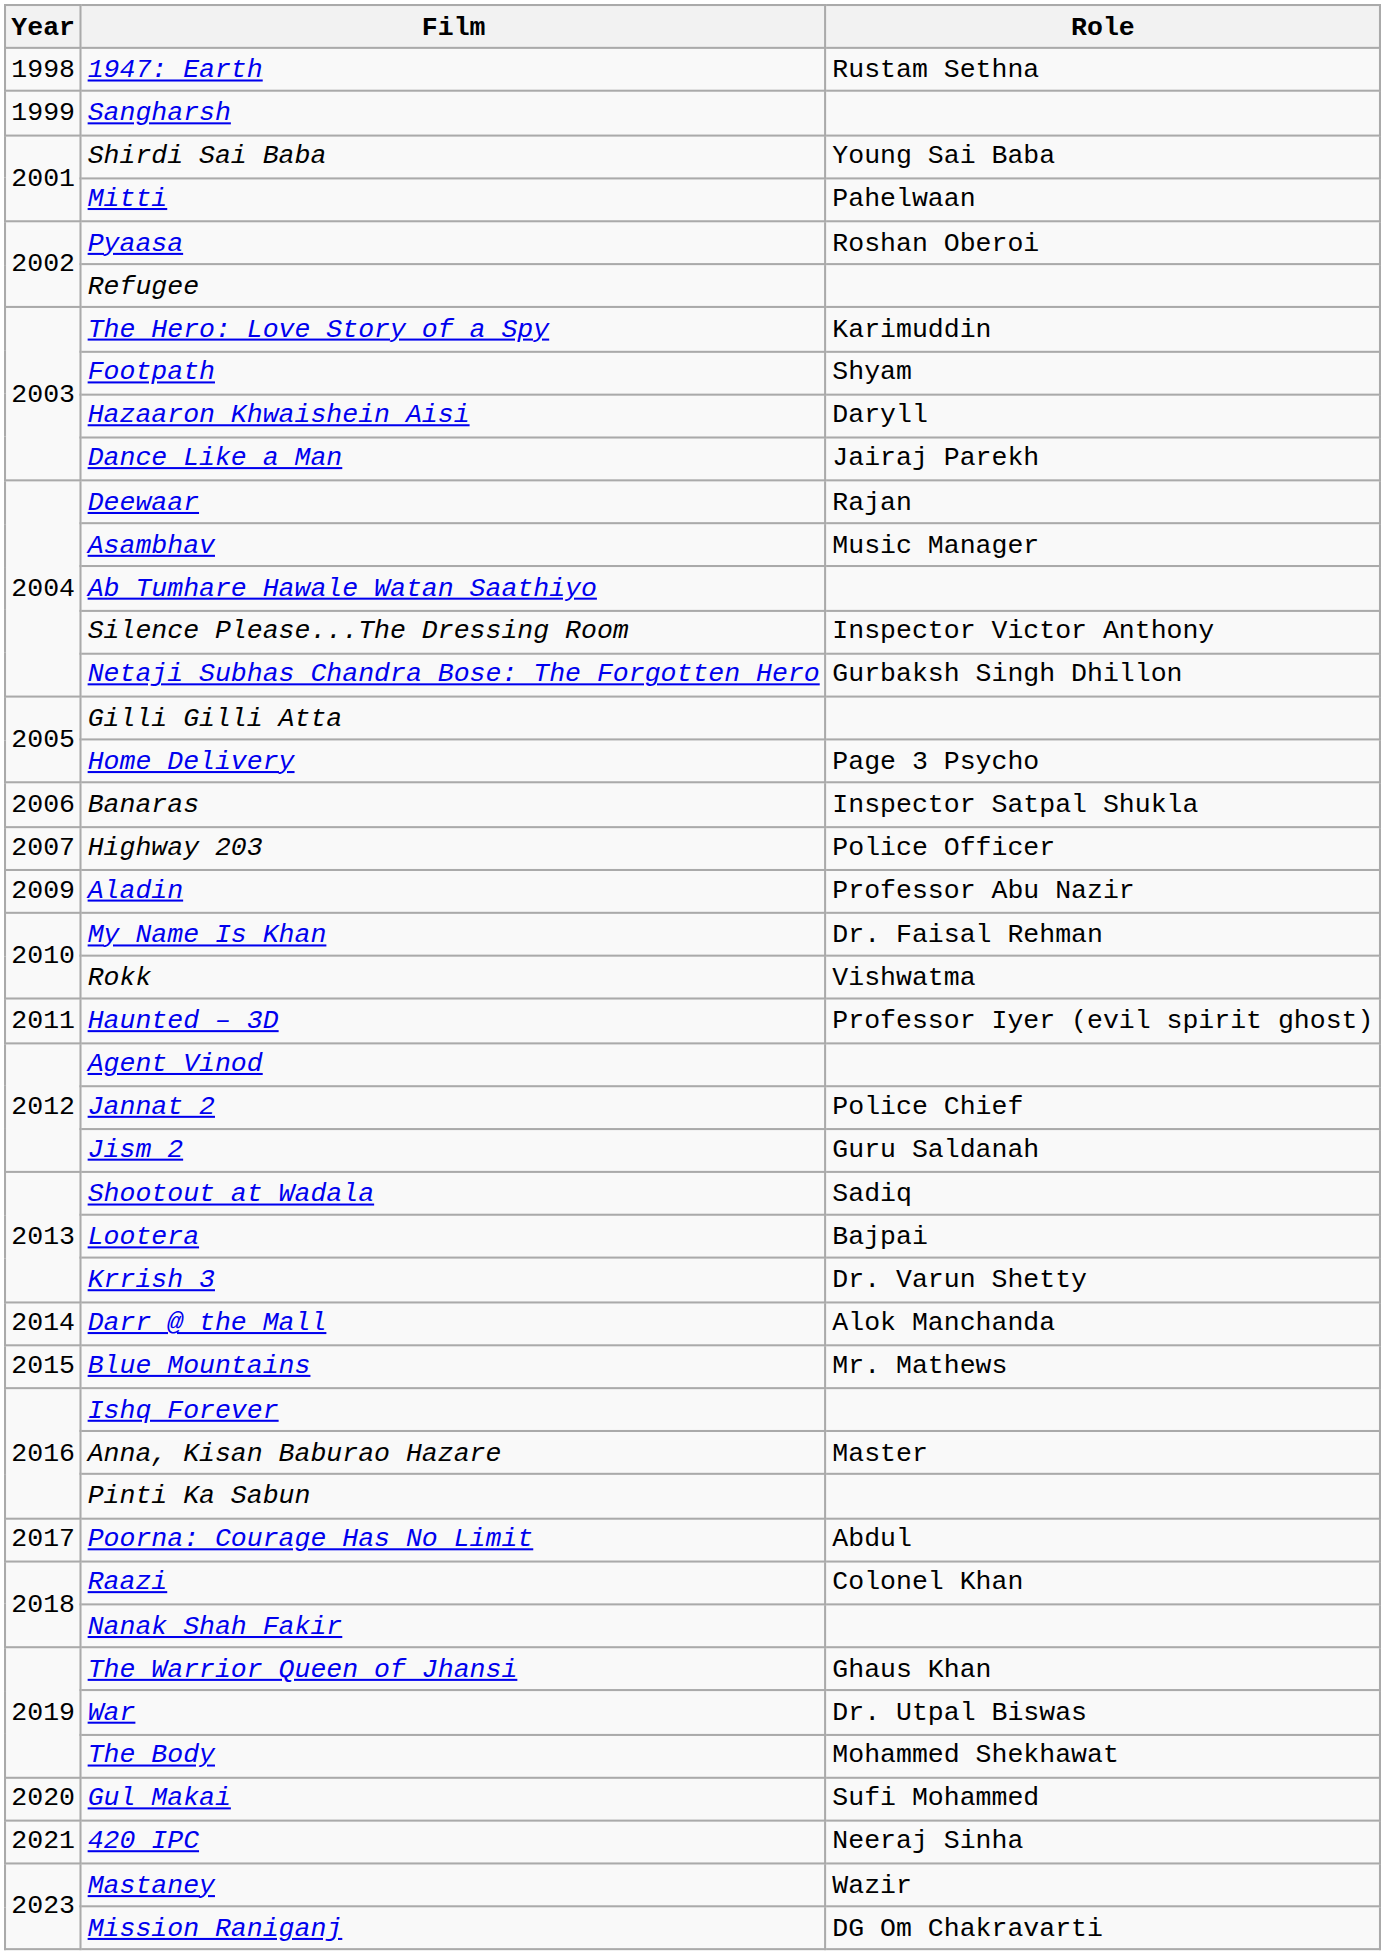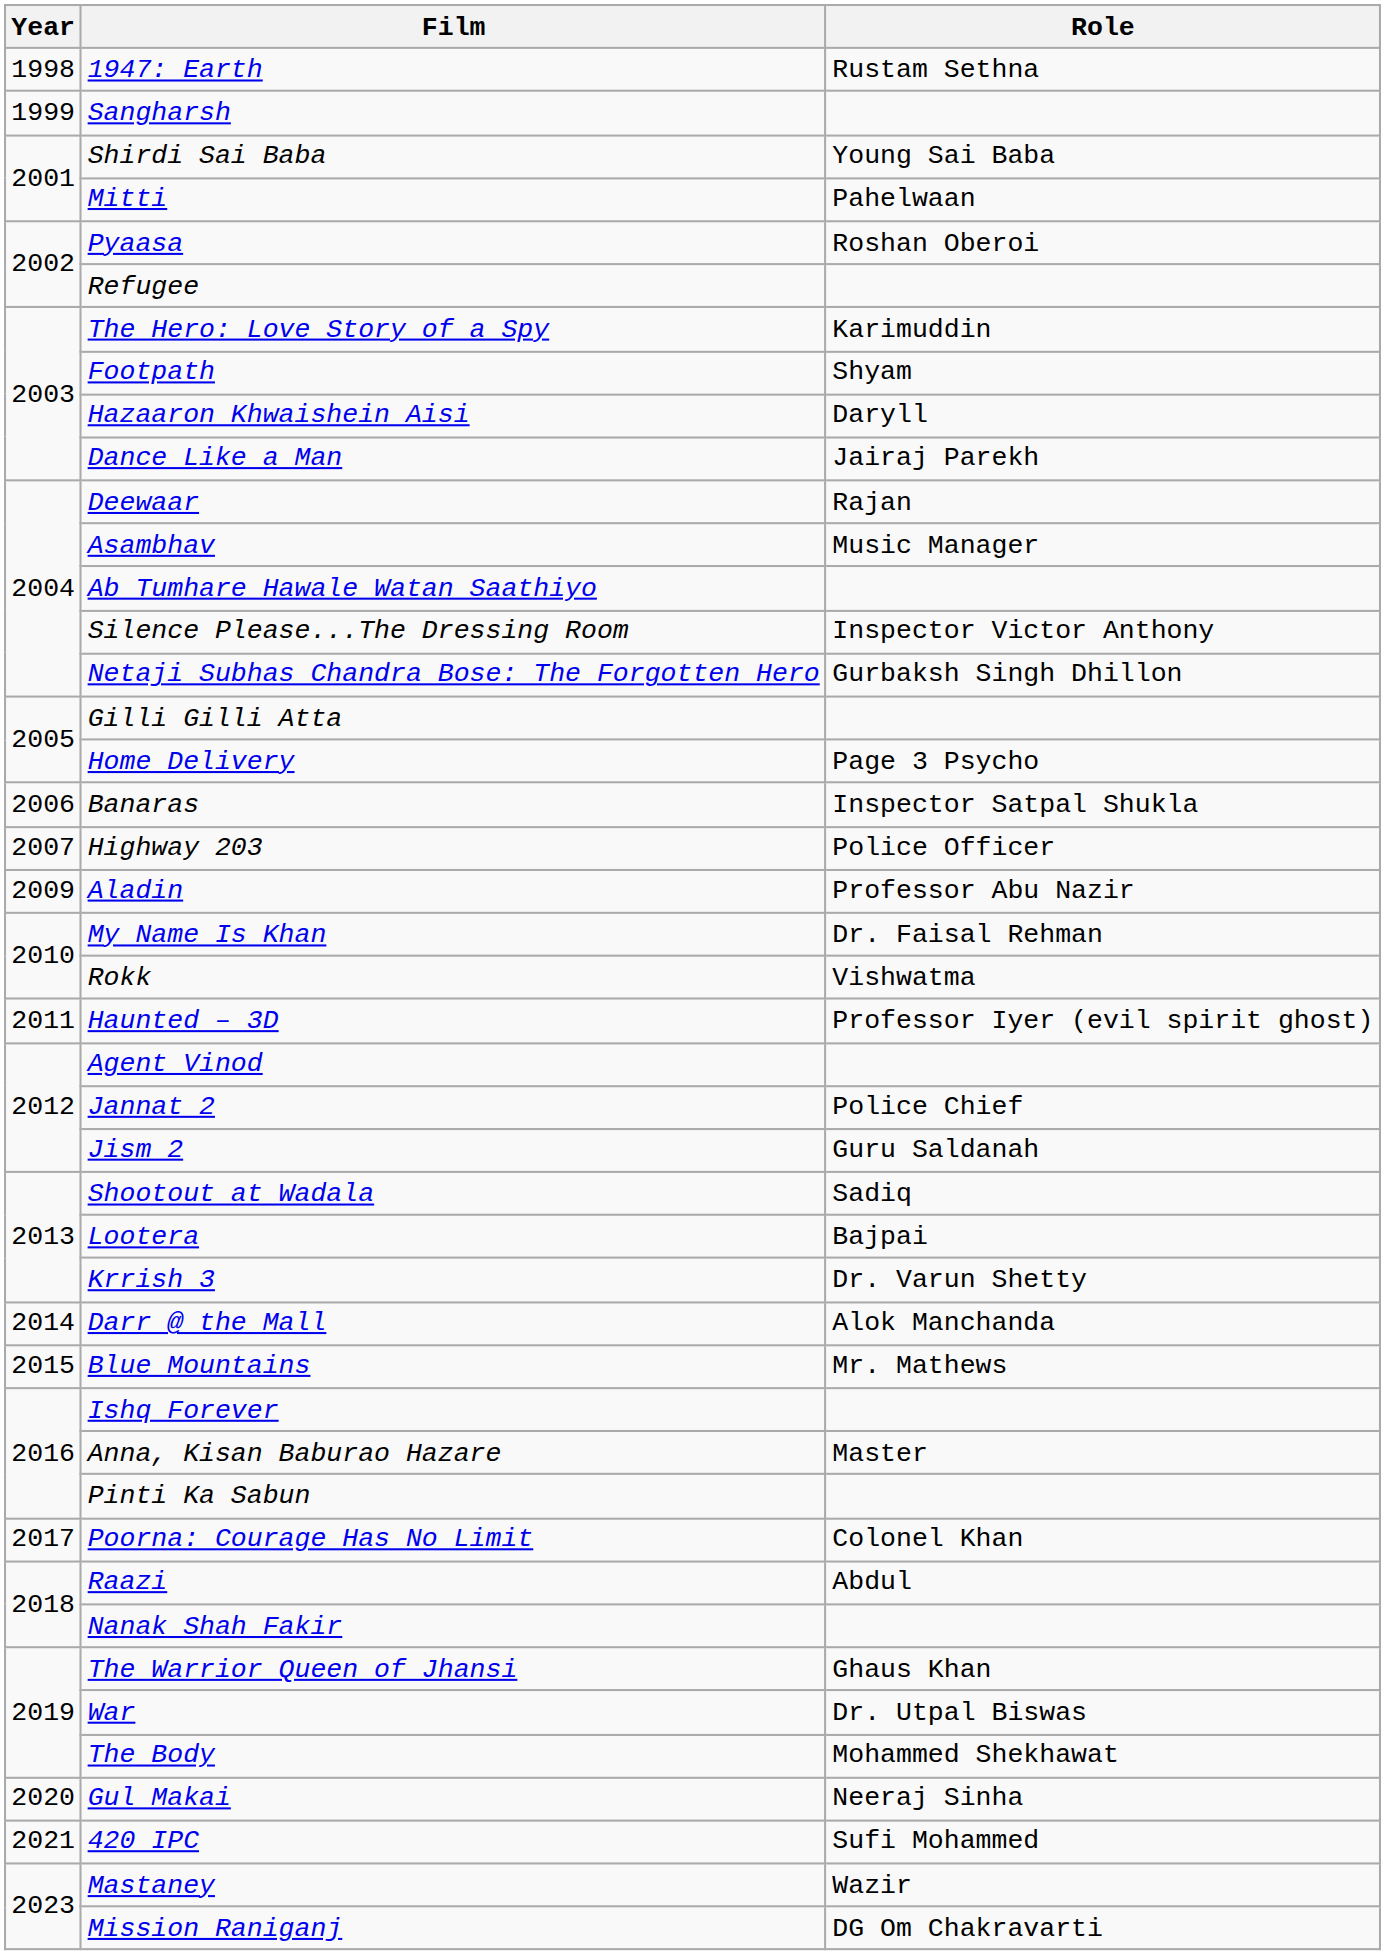(872, 1539) Abdul -> (928, 1539) Colonel Khan
(928, 1583) Colonel Khan -> (872, 1583) Abdul
(936, 1799) Sufi Mohammed -> (928, 1799) Neeraj Sinha
(928, 1842) Neeraj Sinha -> (936, 1842) Sufi Mohammed
